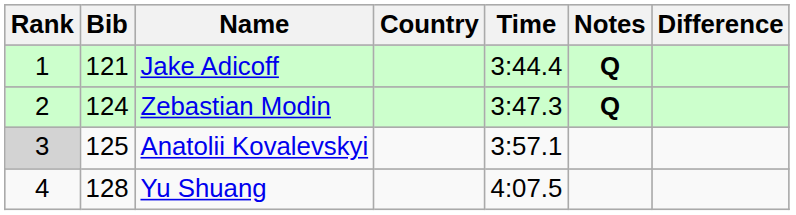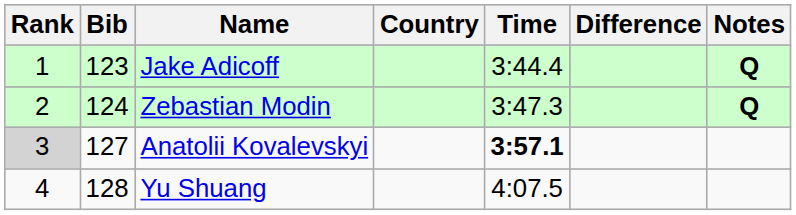columns swapped: (721, 24) <-> (610, 24)
(107, 65) 121 -> (107, 65) 123
(107, 147) 125 -> (107, 147) 127
(526, 147) normal -> (527, 147) bold
